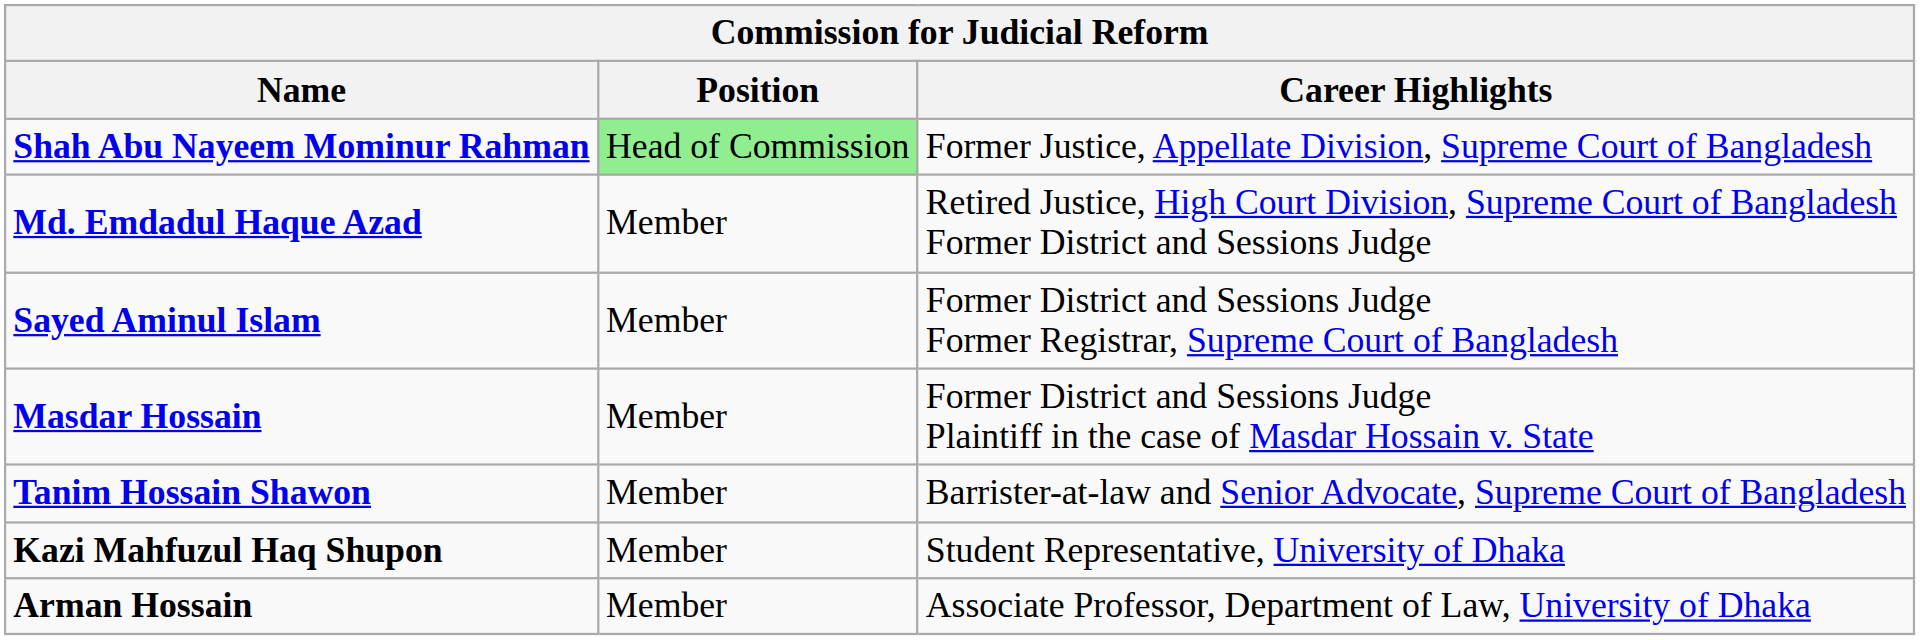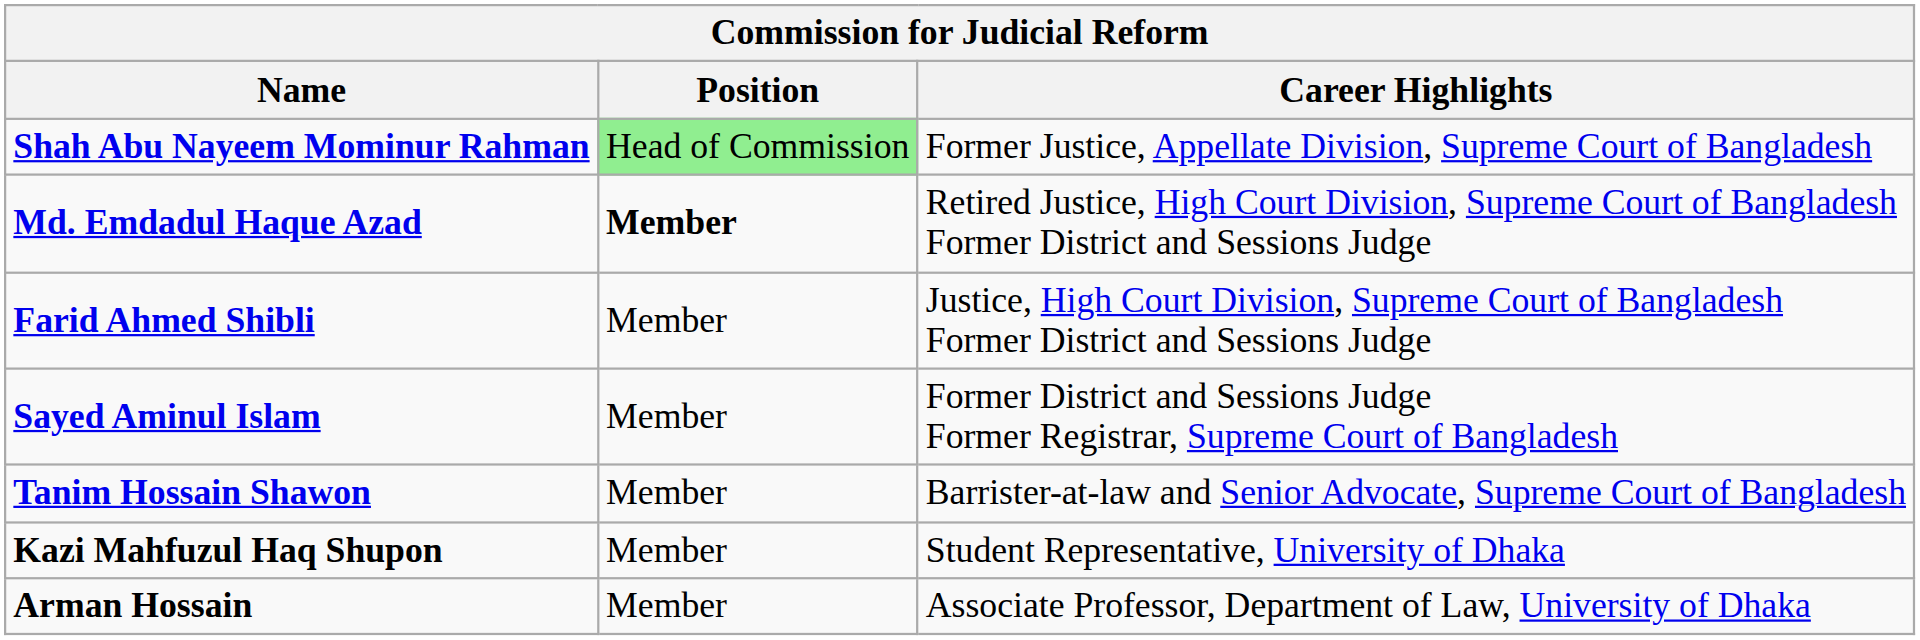(667, 222) normal -> (671, 222) bold
+ row: (164, 319)
- row: (137, 416)
